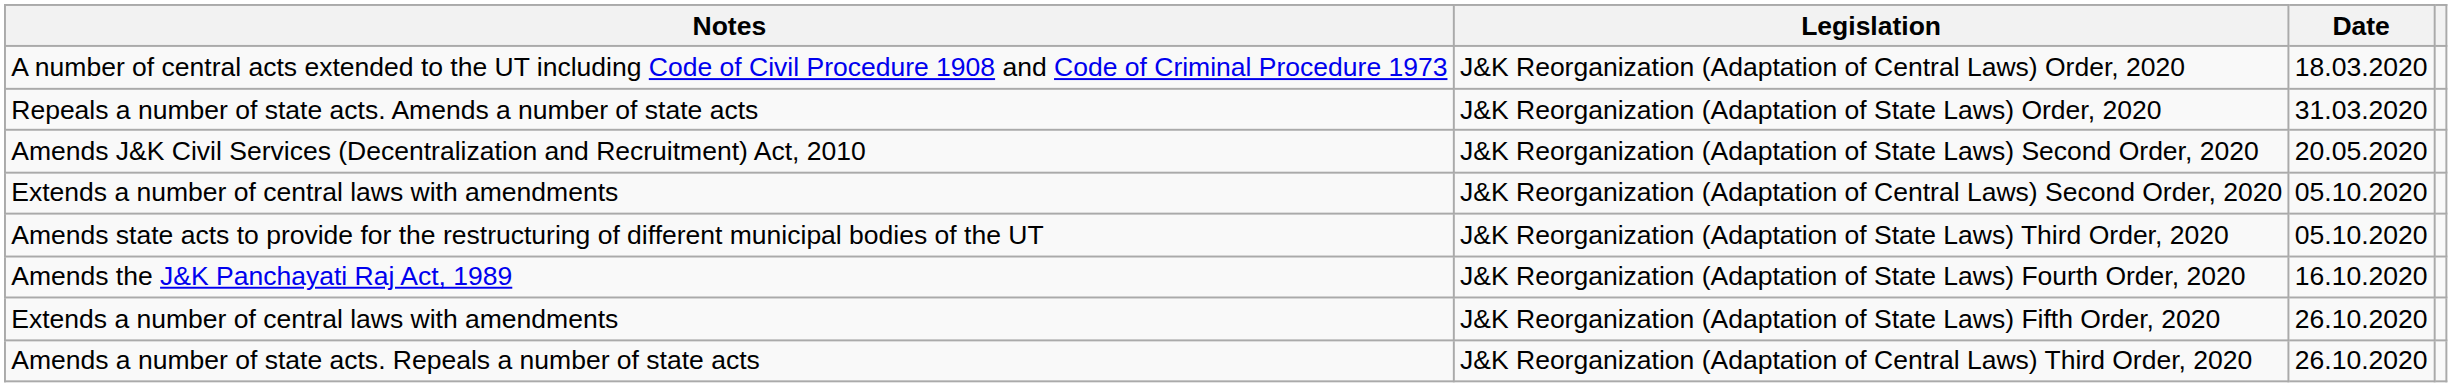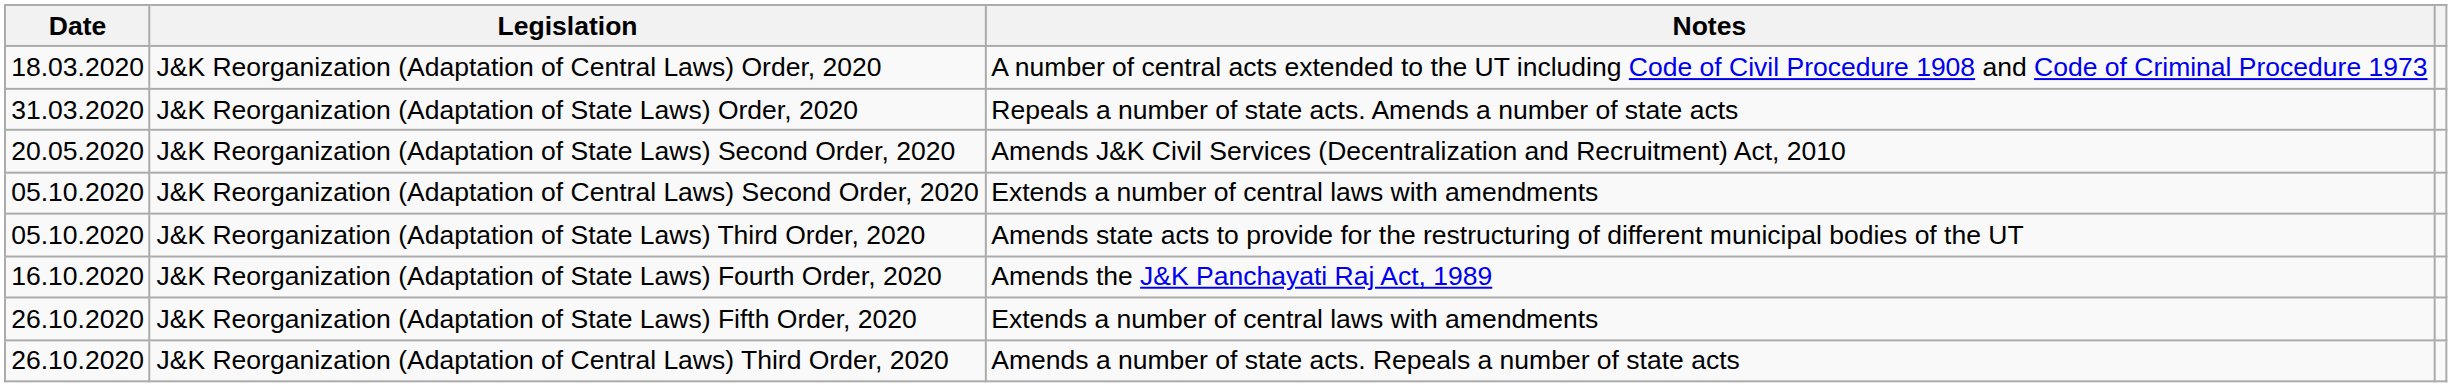columns swapped: (2361, 25) <-> (729, 25)
